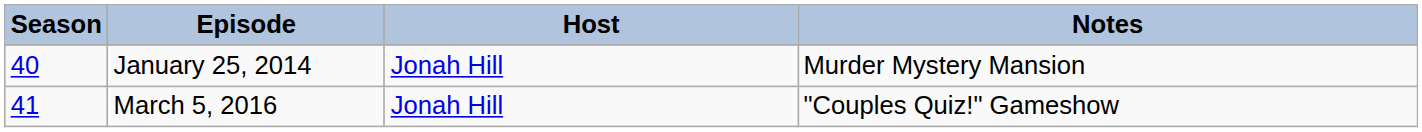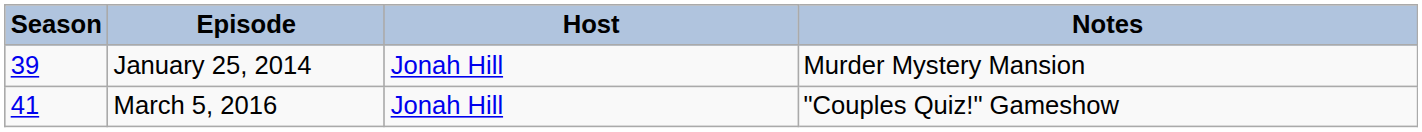(25, 65) 40 -> (25, 65) 39
